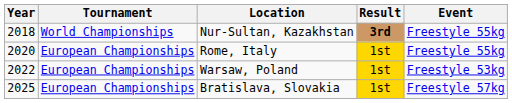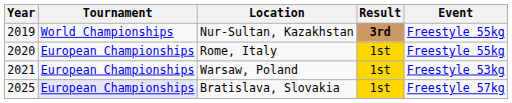(21, 33) 2018 -> (21, 33) 2019
(21, 70) 2022 -> (21, 70) 2021
(118, 89) no background -> (118, 89) lavender background
